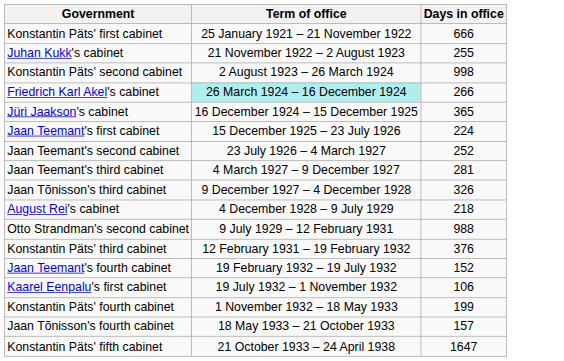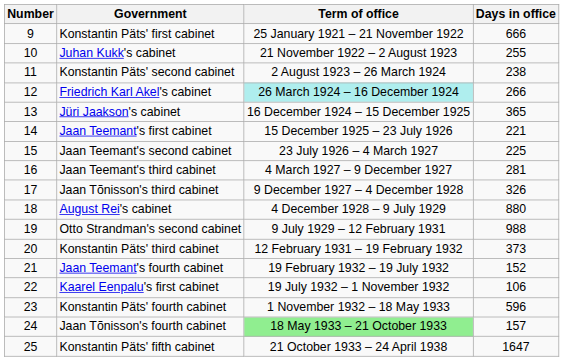+ column: (30, 14)
(464, 72) 998 -> (516, 72) 238
(464, 131) 224 -> (516, 131) 221
(464, 151) 252 -> (516, 151) 225
(464, 209) 218 -> (516, 209) 880
(464, 248) 376 -> (516, 248) 373
(464, 307) 199 -> (516, 307) 596
(306, 326) no background -> (359, 326) lightgreen background
